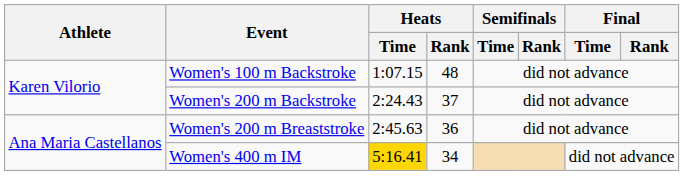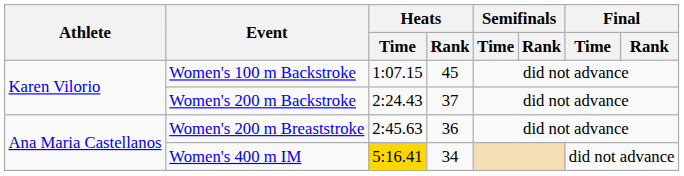(450, 73) 48 -> (450, 73) 45
